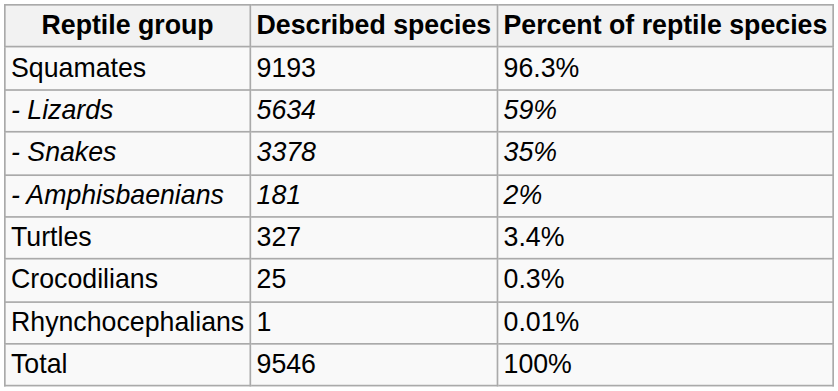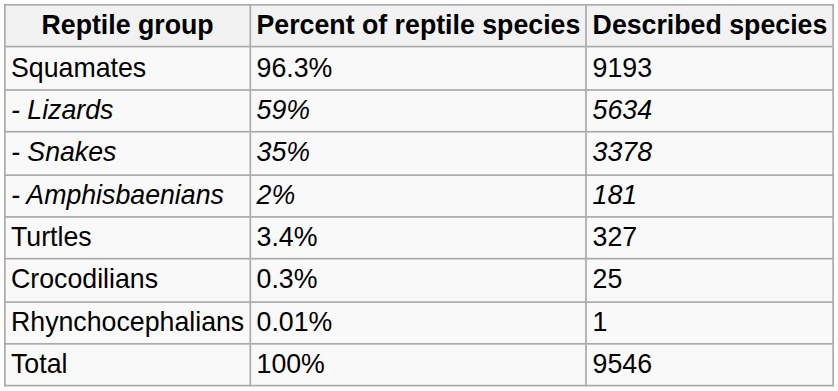columns swapped: (374, 25) <-> (665, 25)
